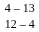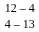rows swapped: (20, 8) <-> (20, 24)
